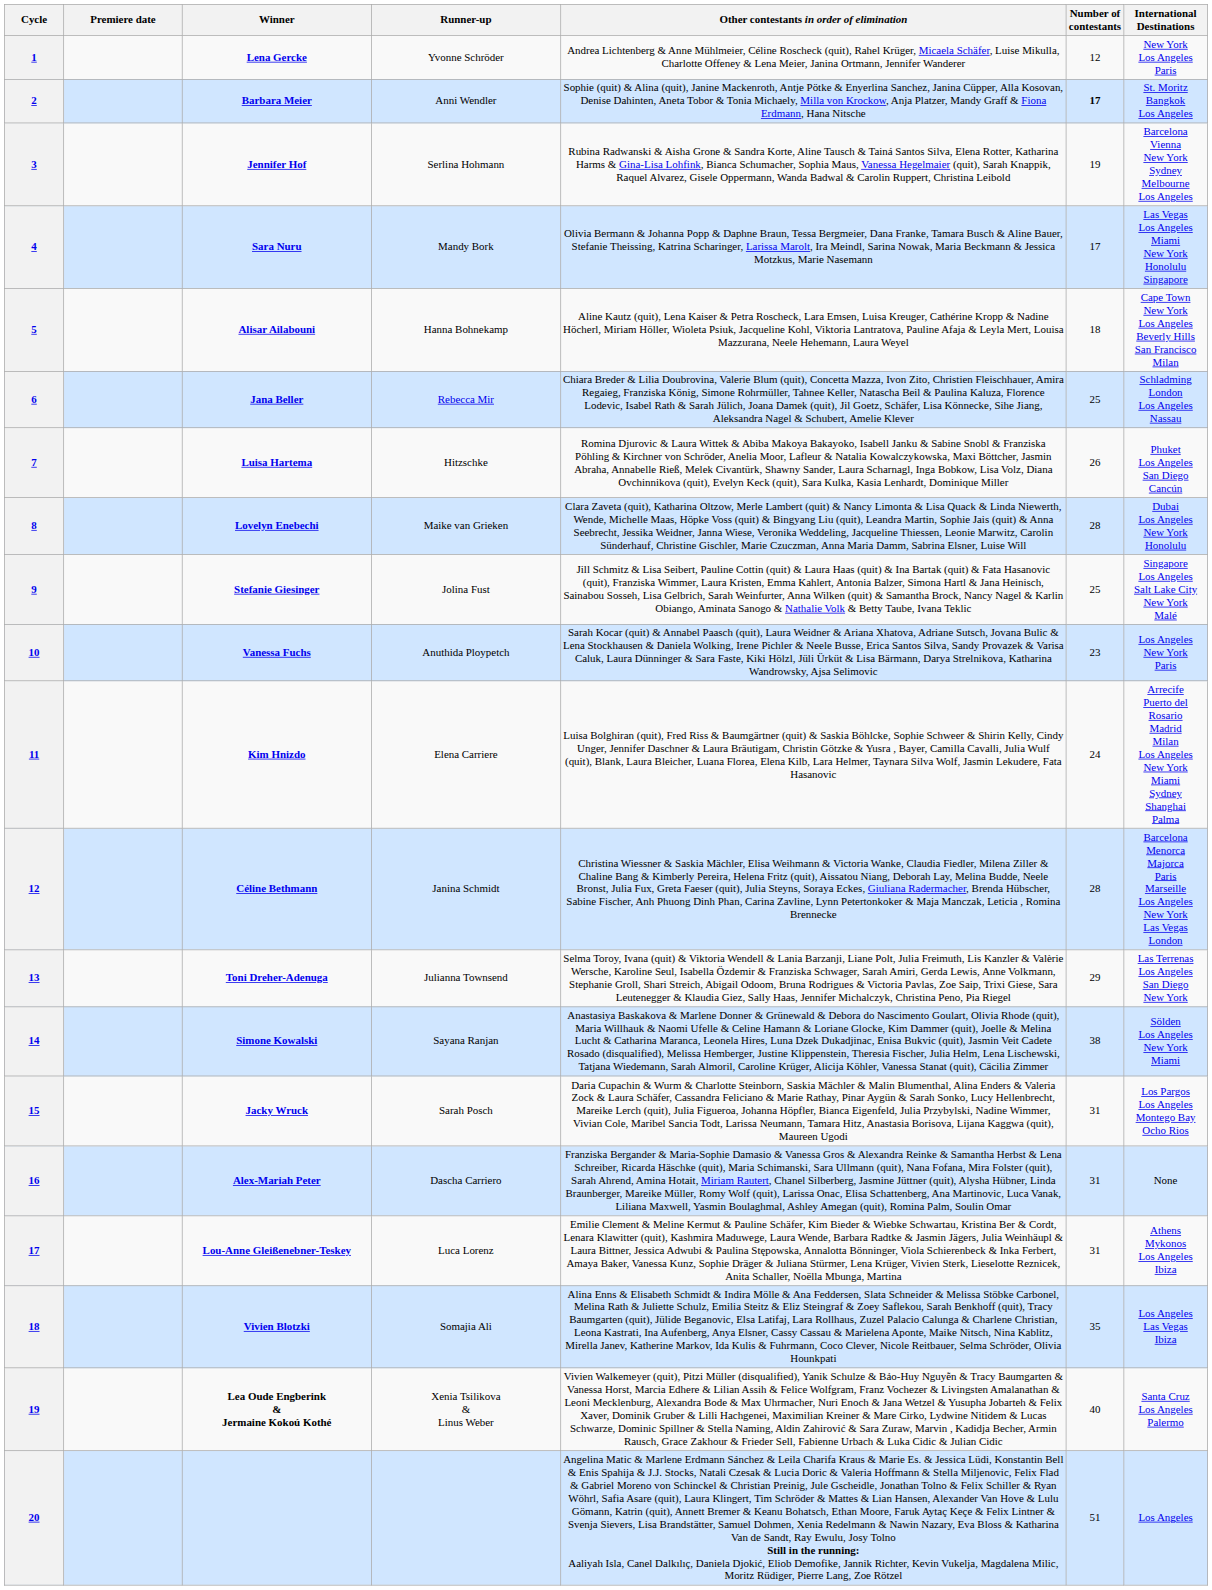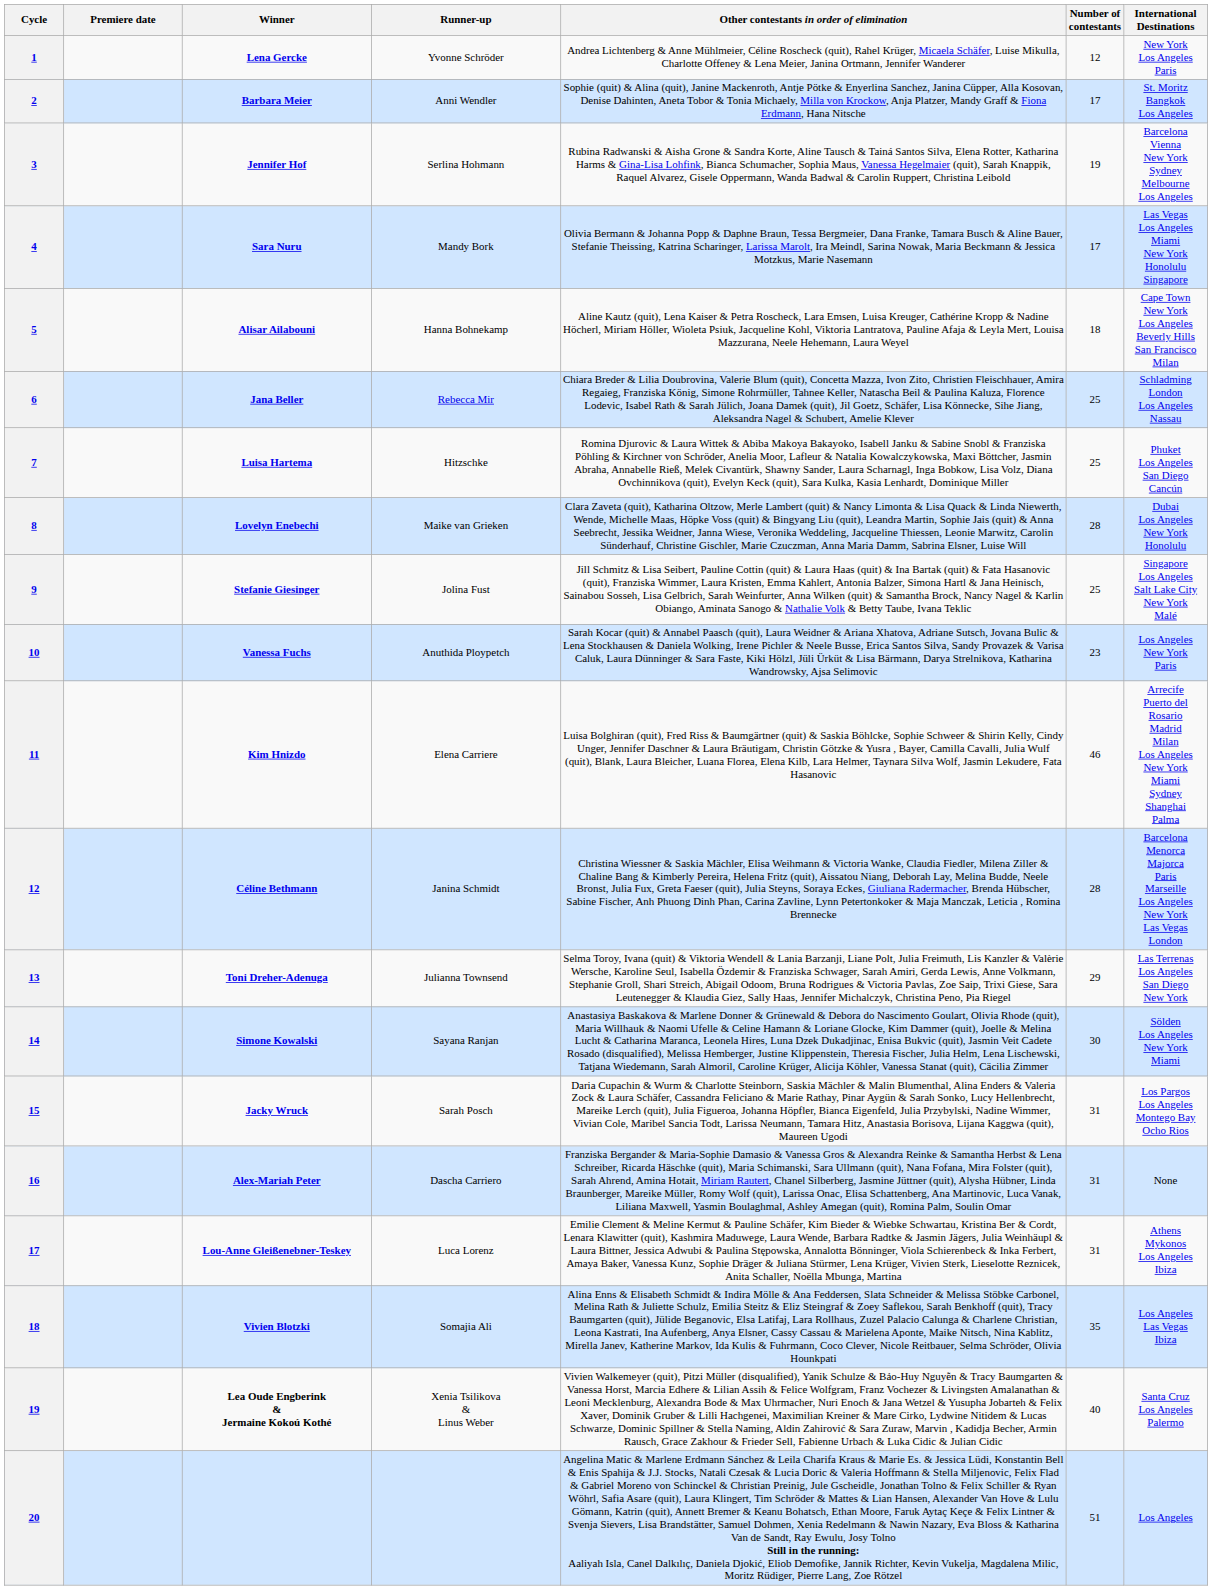(1095, 101) bold -> (1095, 101) normal
(1095, 463) 26 -> (1095, 463) 25
(1095, 755) 24 -> (1095, 755) 46
(1095, 1041) 38 -> (1095, 1041) 30
